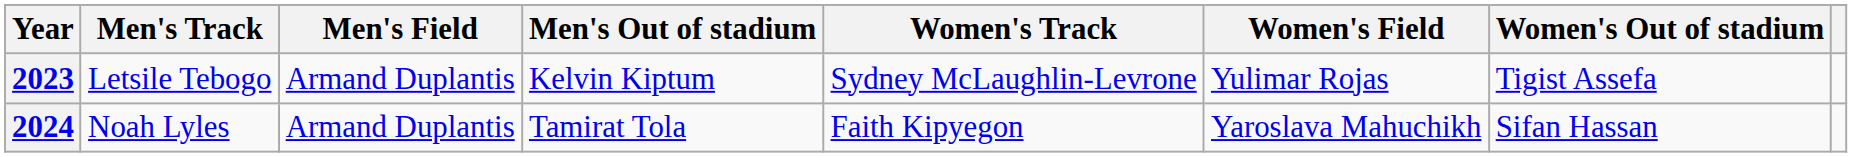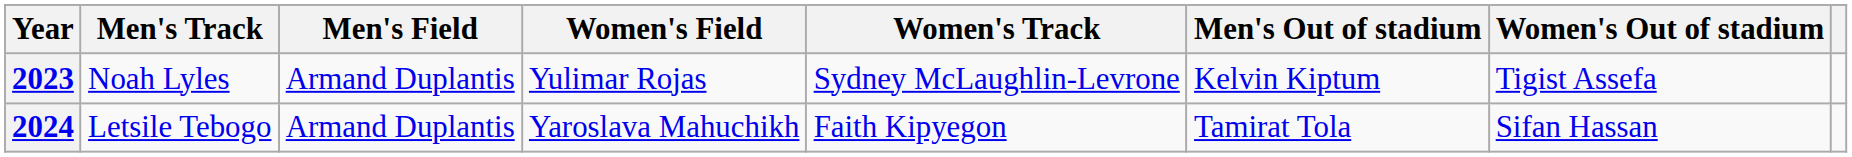columns swapped: (673, 28) <-> (1346, 28)
(180, 77) Letsile Tebogo -> (159, 77) Noah Lyles
(159, 126) Noah Lyles -> (180, 126) Letsile Tebogo
